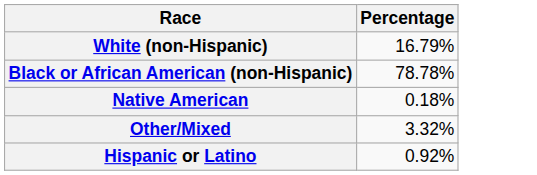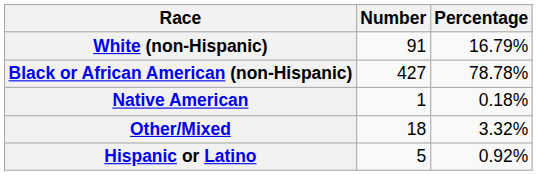+ column: (393, 18)
